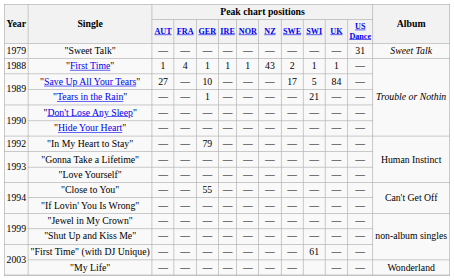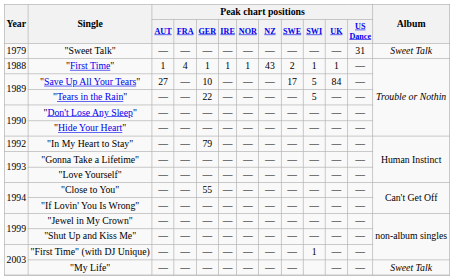(207, 97) 1 -> (207, 97) 22
(314, 97) 21 -> (314, 97) 5
(314, 252) 61 -> (314, 252) 1
(411, 267) Wonderland -> (411, 267) Sweet Talk
